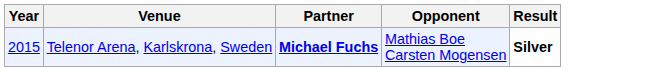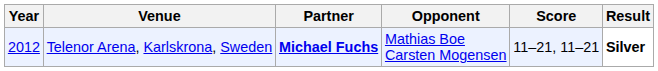+ column: (556, 16)
(24, 47) 2015 -> (24, 47) 2012
